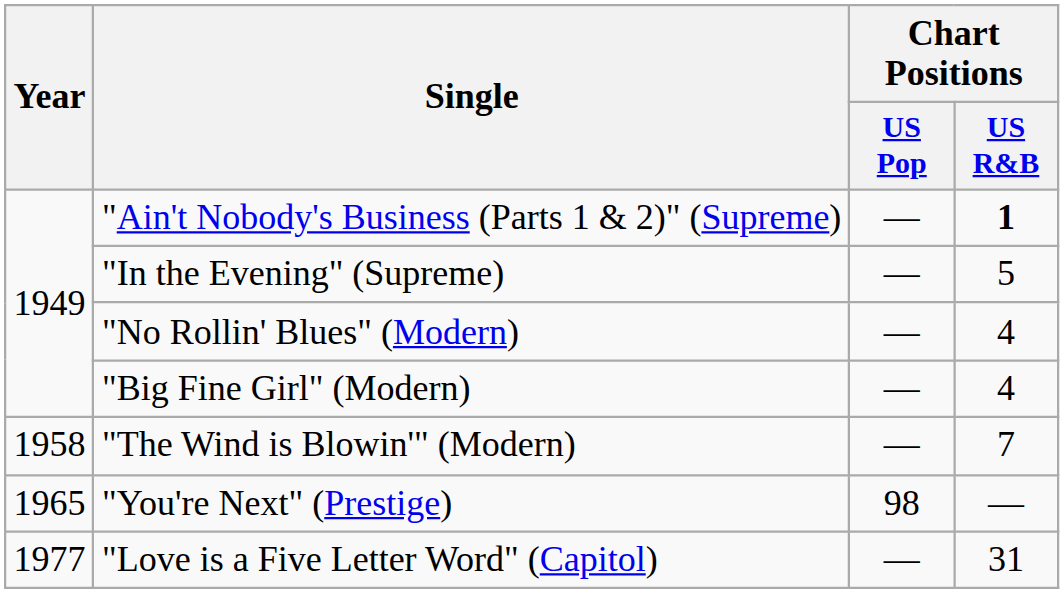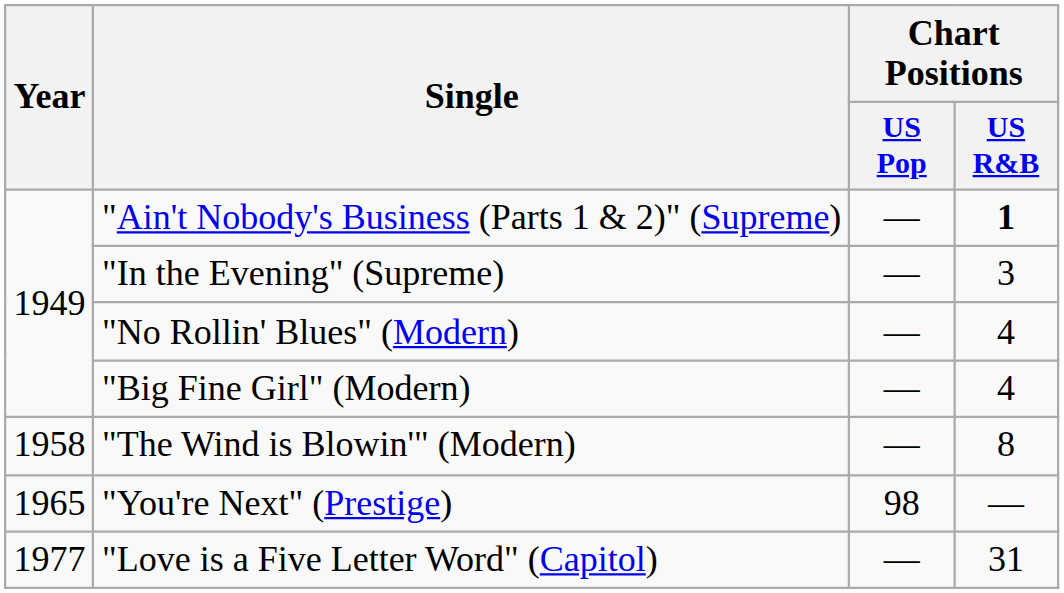(1006, 273) 5 -> (1006, 273) 3
(1006, 445) 7 -> (1006, 445) 8
